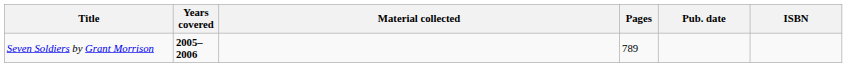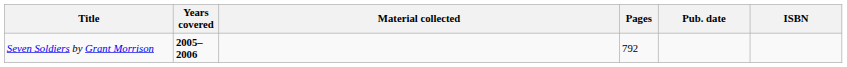(630, 48) 789 -> (630, 48) 792
